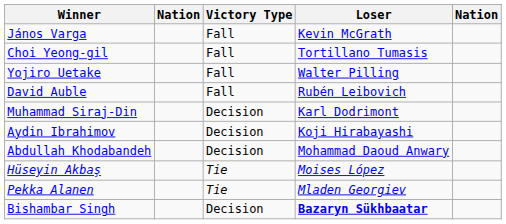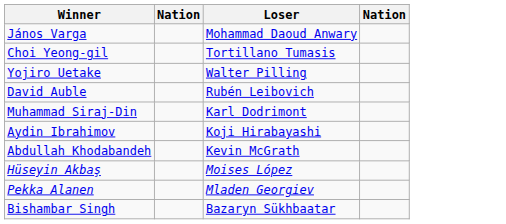- column: (249, 14)
(345, 34) Kevin McGrath -> (282, 34) Mohammad Daoud Anwary
(374, 151) Mohammad Daoud Anwary -> (253, 151) Kevin McGrath
(363, 209) bold -> (271, 209) normal
